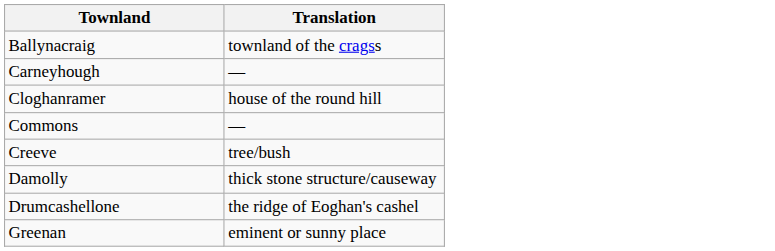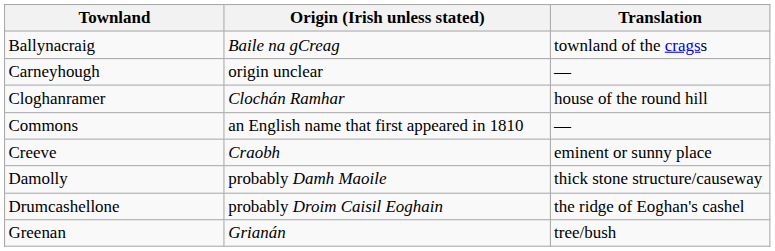+ column: (387, 17)
(259, 152) tree/bush -> (633, 152) eminent or sunny place
(307, 233) eminent or sunny place -> (585, 233) tree/bush
